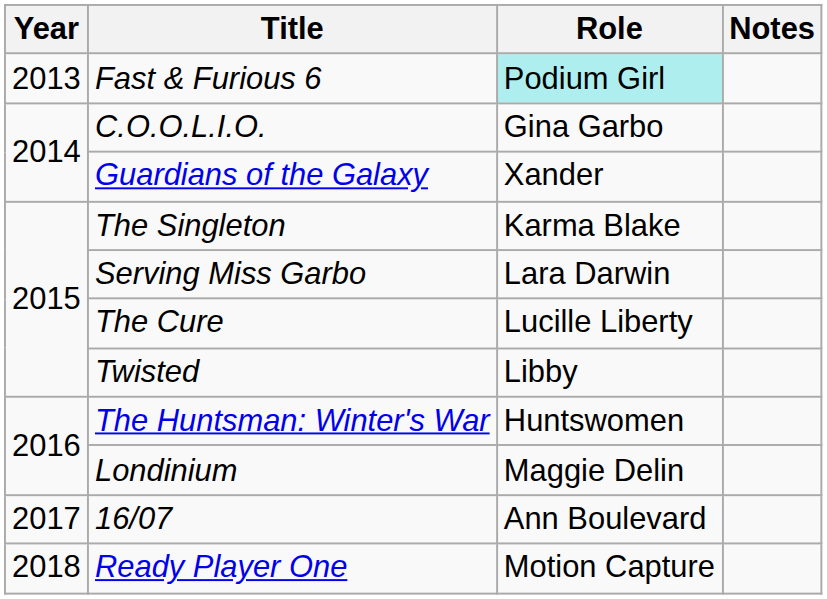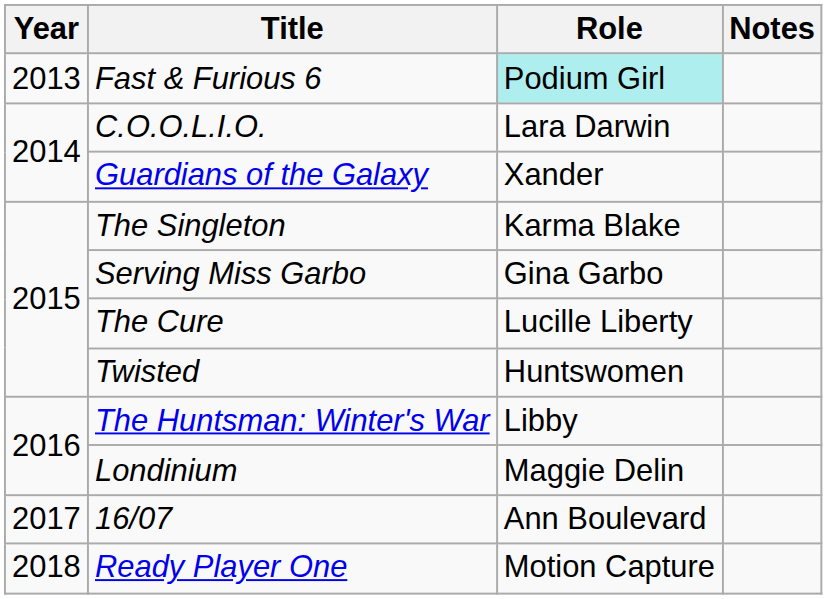(584, 126) Gina Garbo -> (587, 126) Lara Darwin
(587, 273) Lara Darwin -> (584, 273) Gina Garbo
(541, 371) Libby -> (594, 371) Huntswomen
(594, 420) Huntswomen -> (541, 420) Libby
